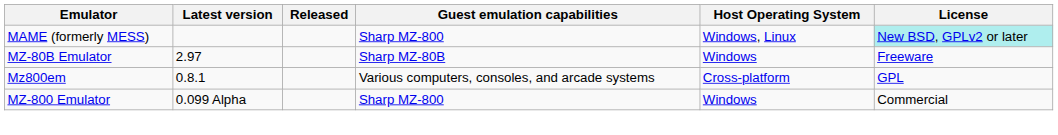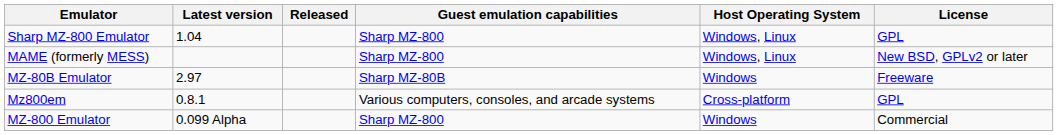+ row: (78, 36)
(952, 36) paleturquoise background -> (952, 57) no background
